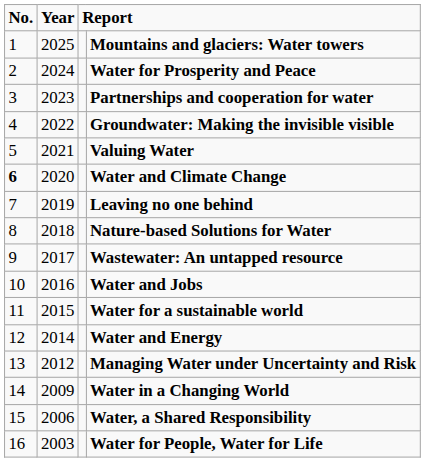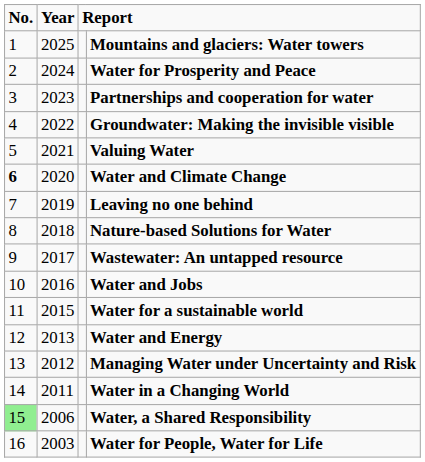(58, 337) 2014 -> (58, 337) 2013
(58, 390) 2009 -> (57, 390) 2011
(17, 417) no background -> (17, 417) lightgreen background
